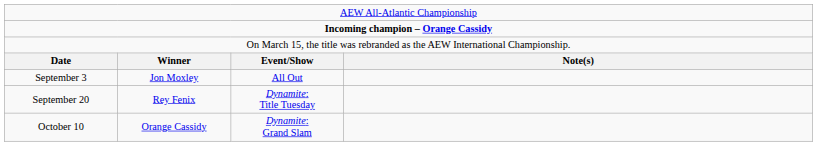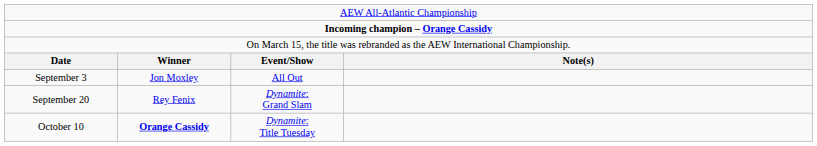(287, 99) Dynamite: Title Tuesday -> (287, 99) Dynamite: Grand Slam
(174, 127) normal -> (174, 127) bold
(287, 127) Dynamite: Grand Slam -> (287, 127) Dynamite: Title Tuesday
